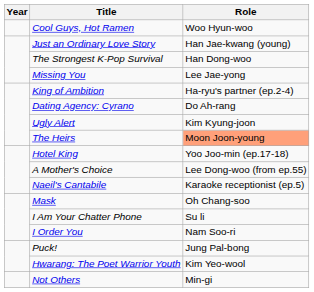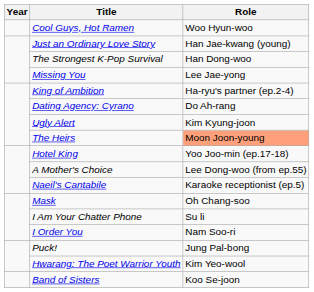+ row: (66, 279)
- row: (56, 279)
